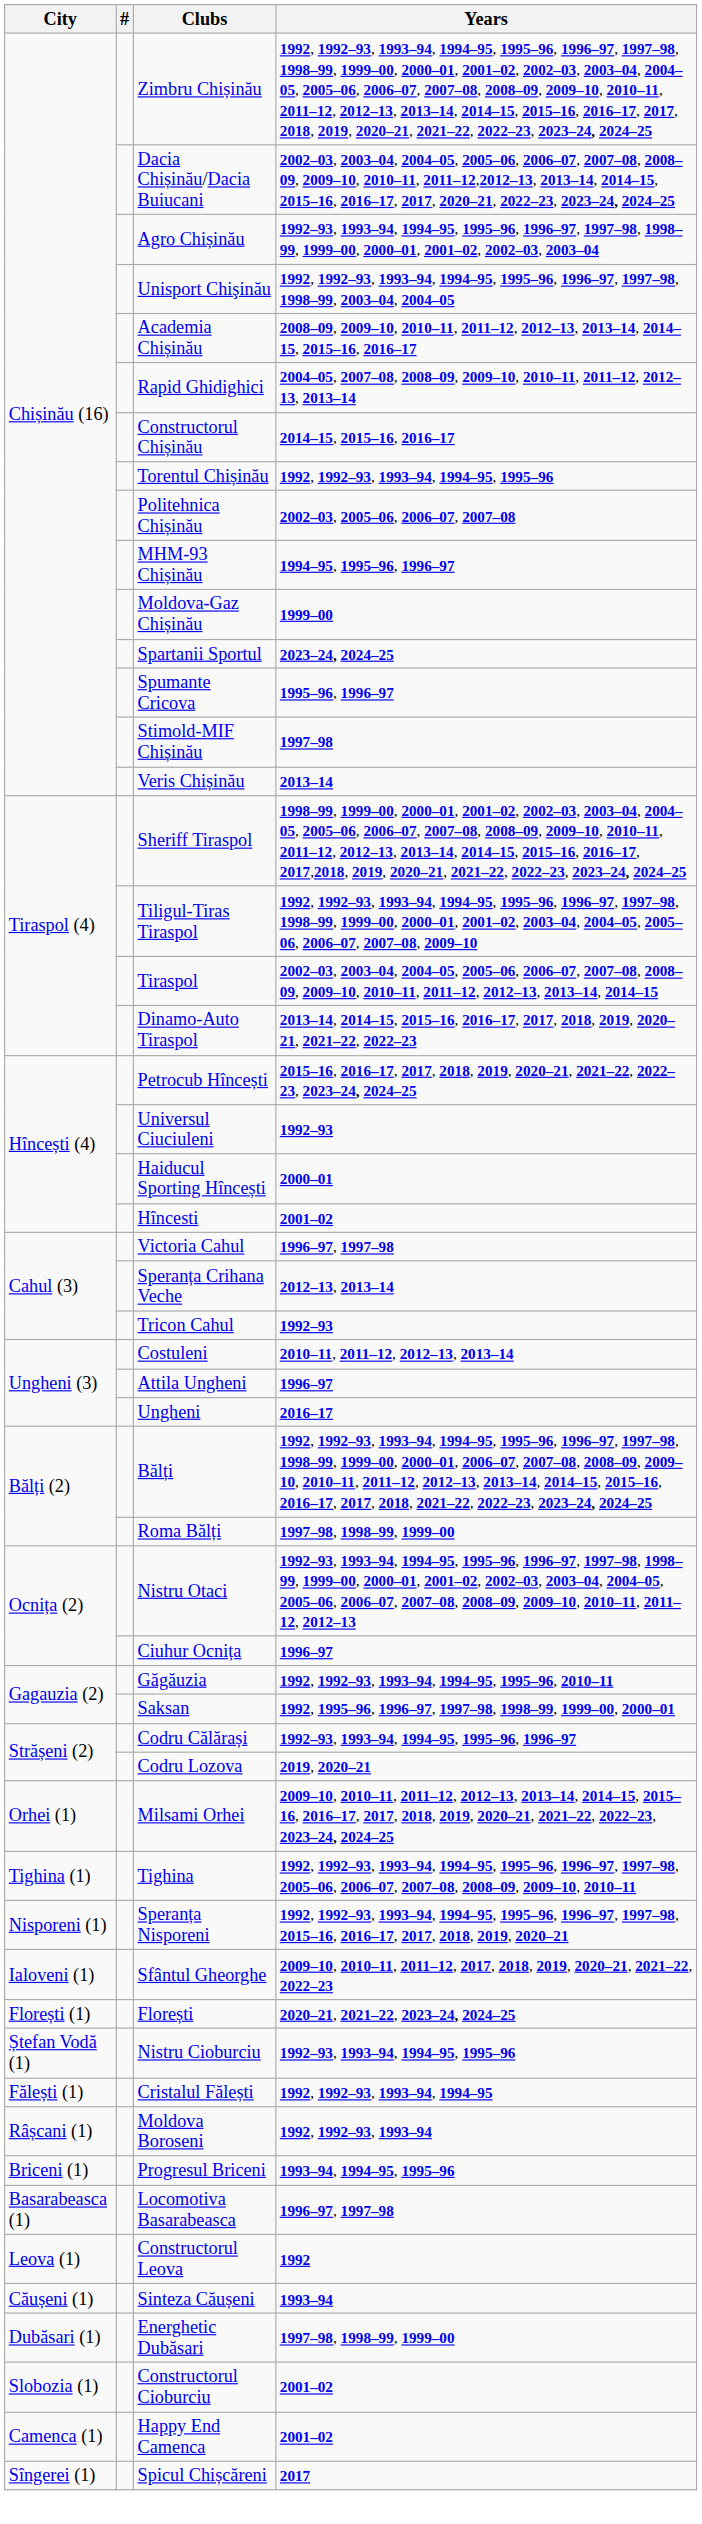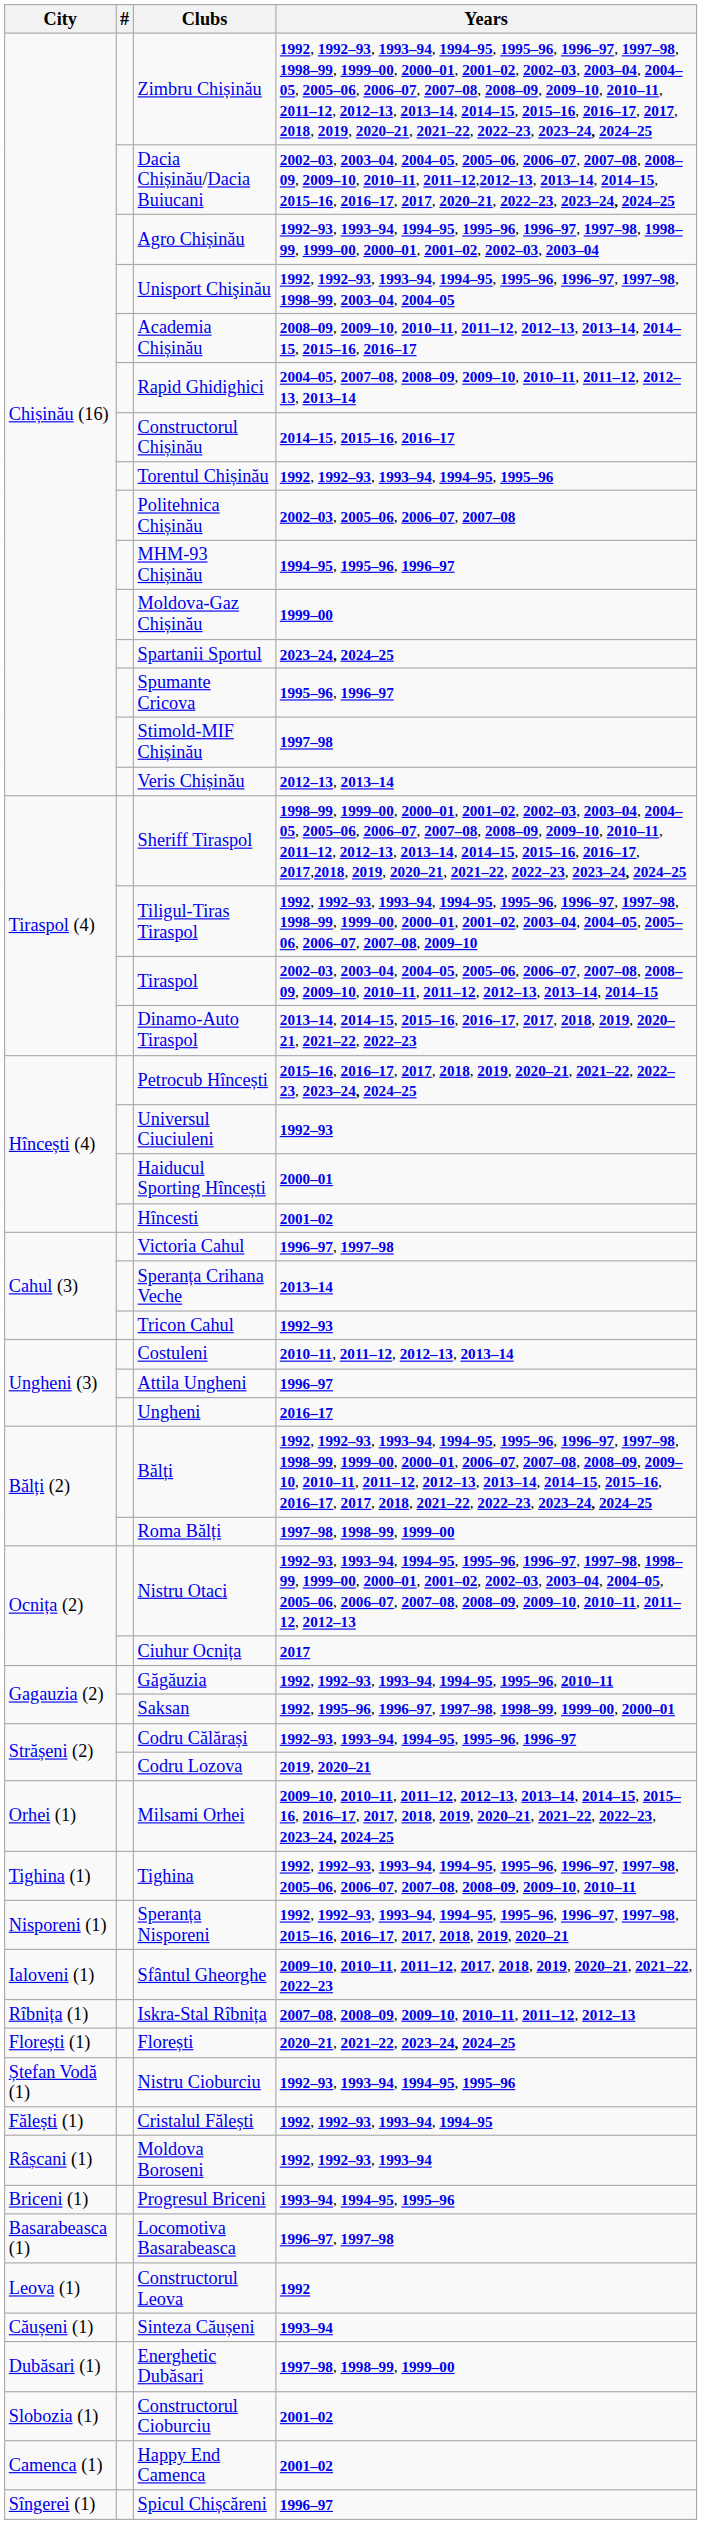(306, 782) 2013–14 -> (337, 782) 2012–13, 2013–14
(337, 1287) 2012–13, 2013–14 -> (306, 1287) 2013–14
(306, 1651) 1996–97 -> (295, 1651) 2017
+ row: (202, 2013)
(295, 2476) 2017 -> (306, 2505) 1996–97
